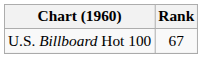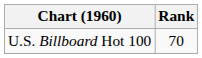(176, 41) 67 -> (176, 41) 70
